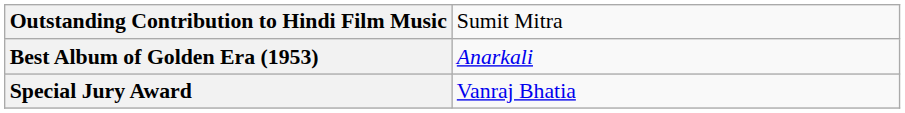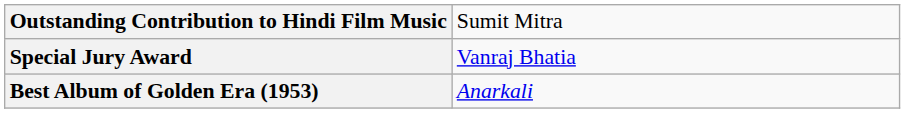rows swapped: (164, 56) <-> (101, 90)
